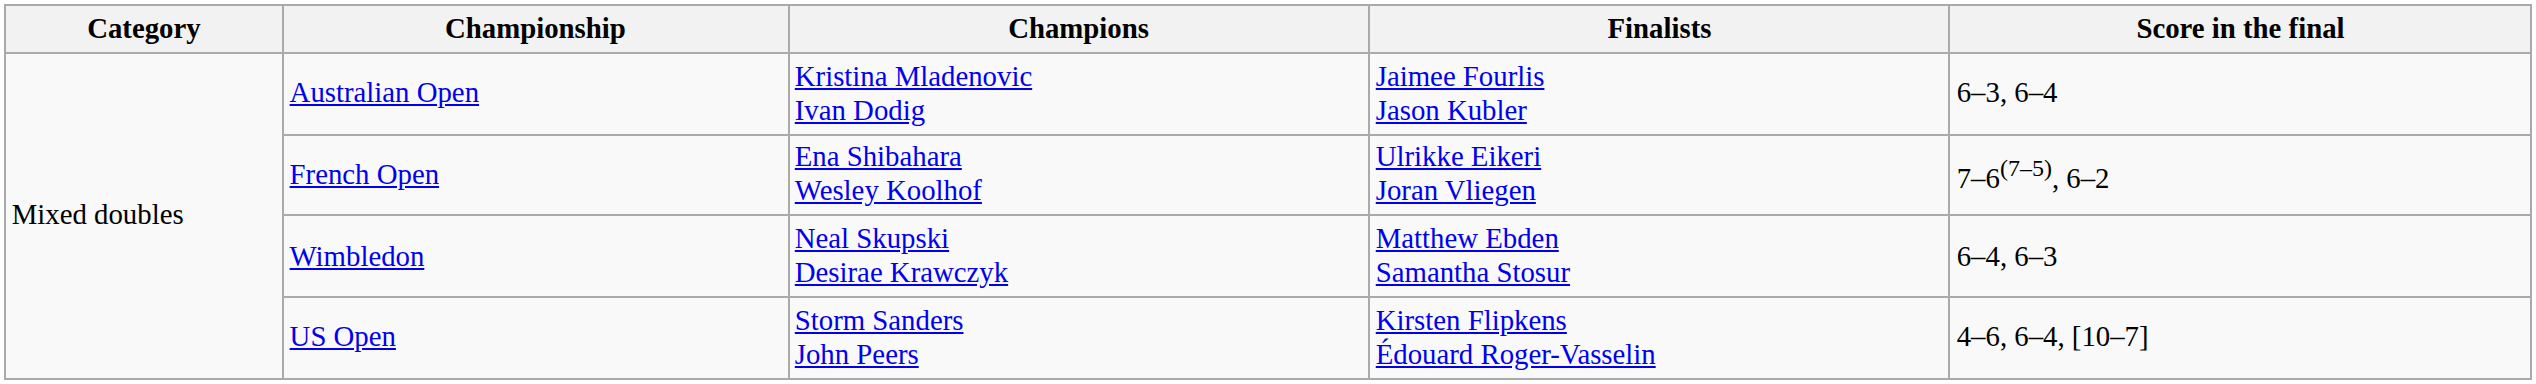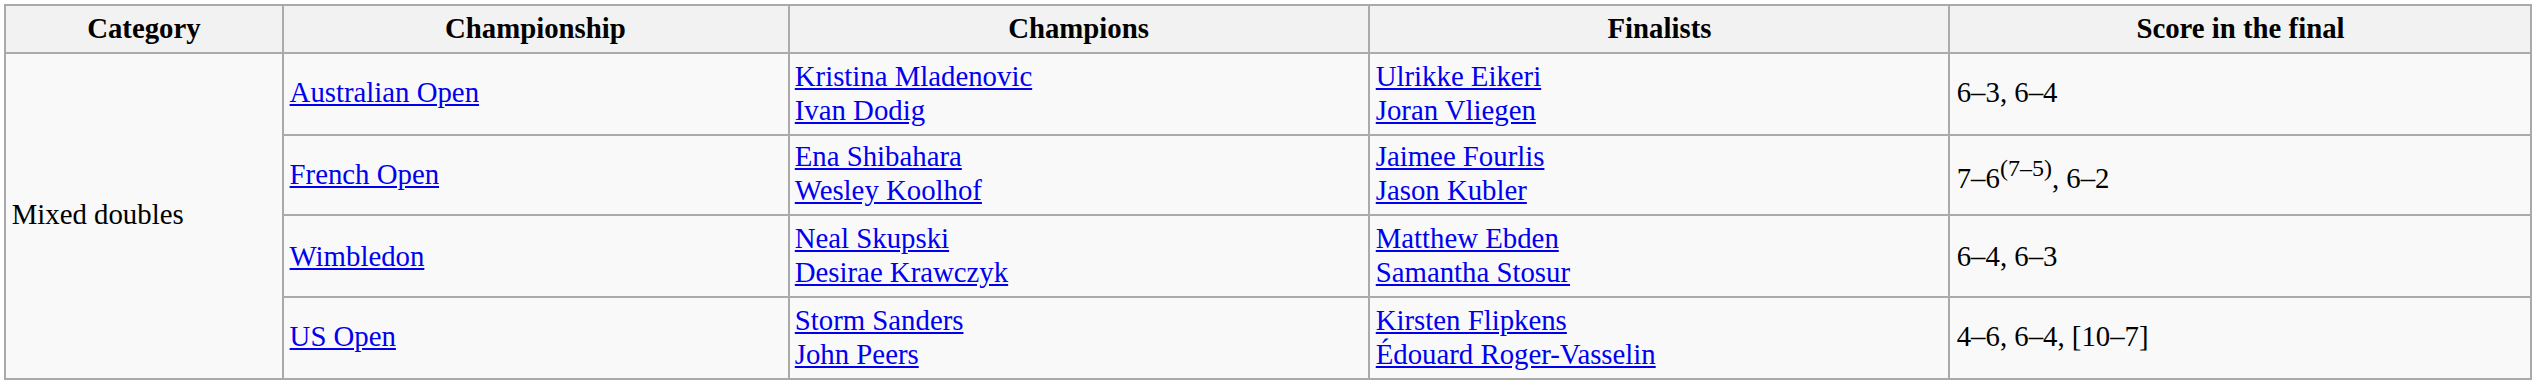(1460, 93) Jaimee Fourlis Jason Kubler -> (1458, 93) Ulrikke Eikeri Joran Vliegen
(1458, 174) Ulrikke Eikeri Joran Vliegen -> (1460, 174) Jaimee Fourlis Jason Kubler
